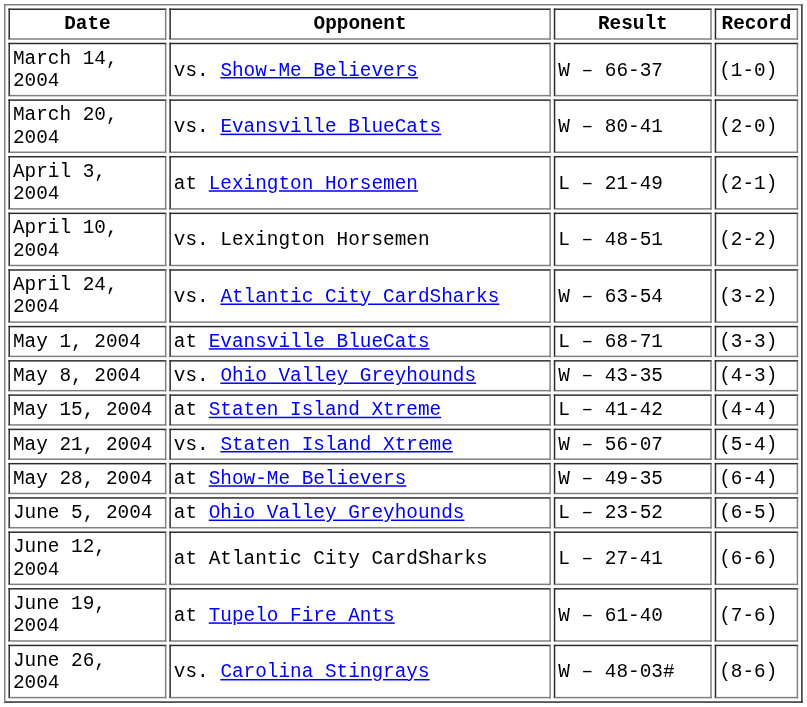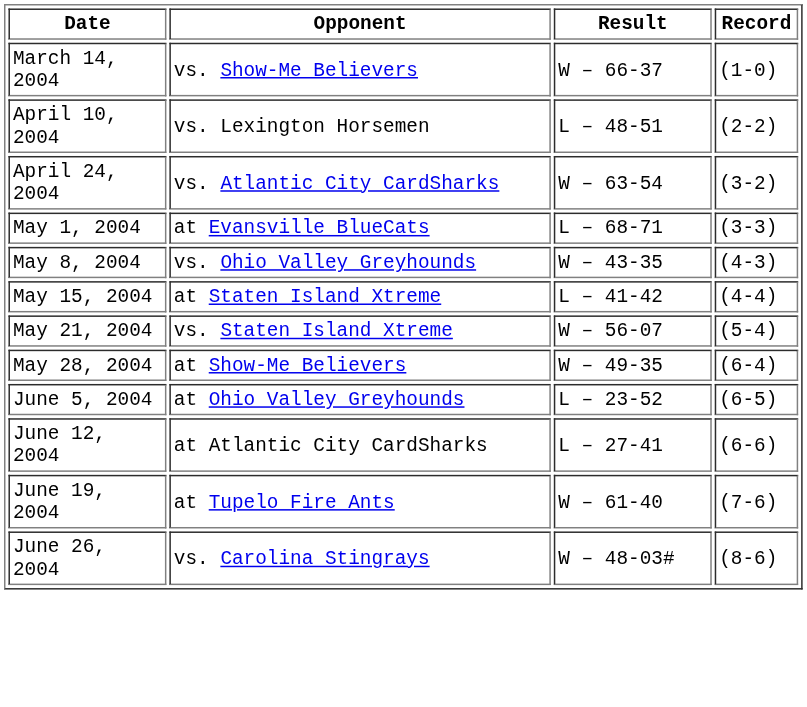- row: (65, 126)
- row: (59, 183)
